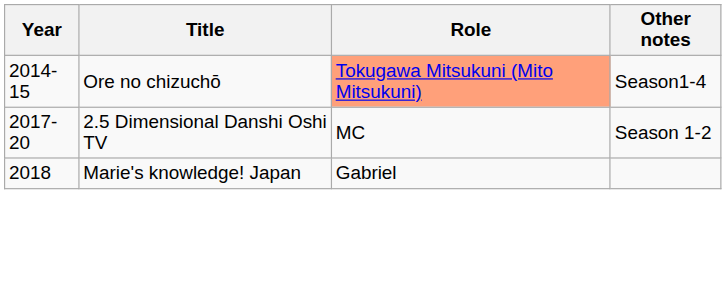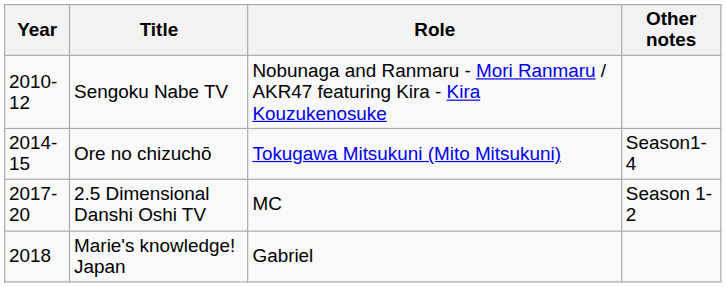+ row: (151, 91)
(444, 81) lightsalmon background -> (407, 153) no background
